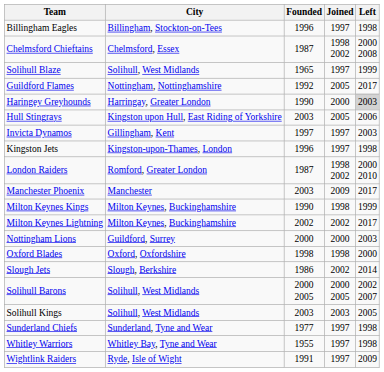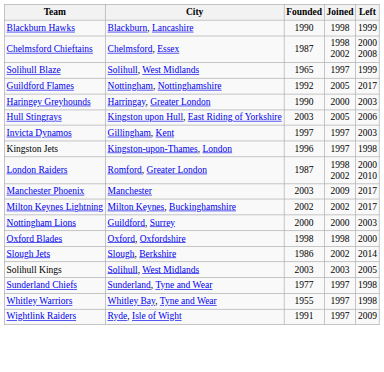- row: (42, 28)
+ row: (41, 28)
(367, 102) lightgrey background -> (367, 102) no background
- row: (47, 207)
- row: (36, 291)
